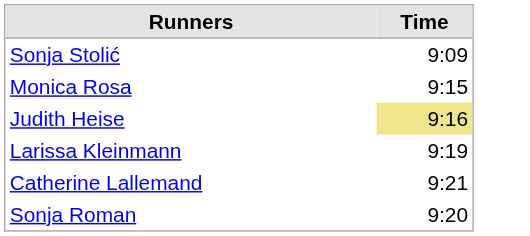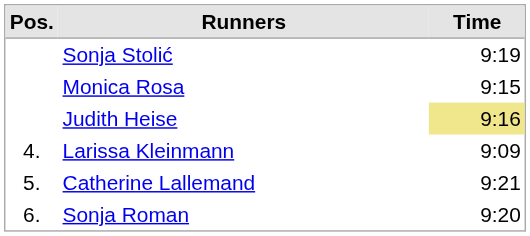+ column: (32, 21)
(448, 55) 9:09 -> (500, 55) 9:19
(448, 150) 9:19 -> (500, 150) 9:09
